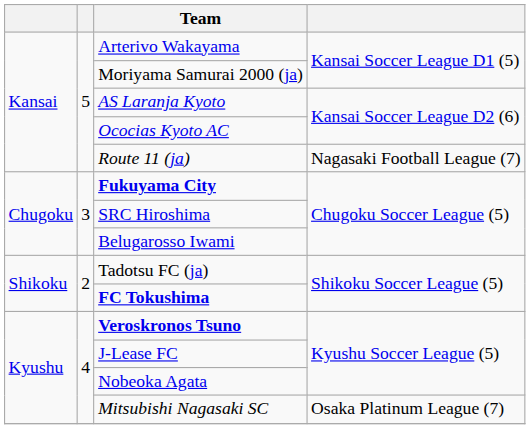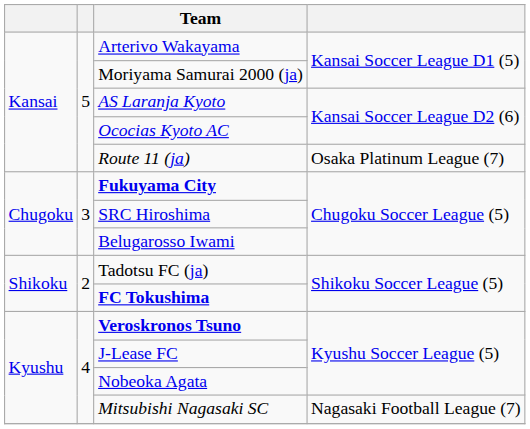(416, 158) Nagasaki Football League (7) -> (408, 158) Osaka Platinum League (7)
(408, 409) Osaka Platinum League (7) -> (416, 409) Nagasaki Football League (7)
